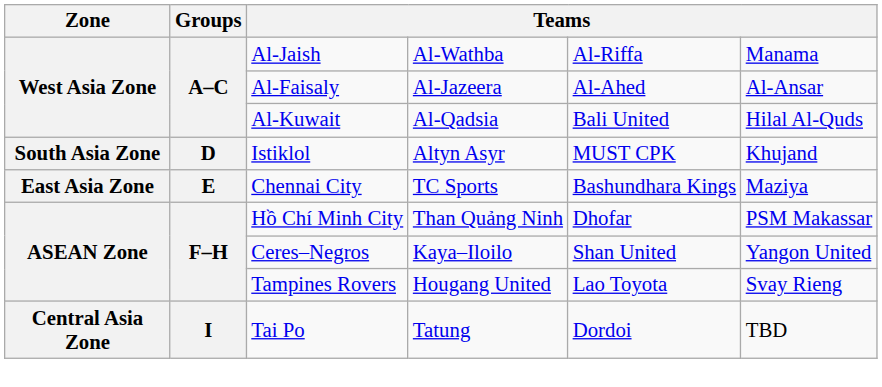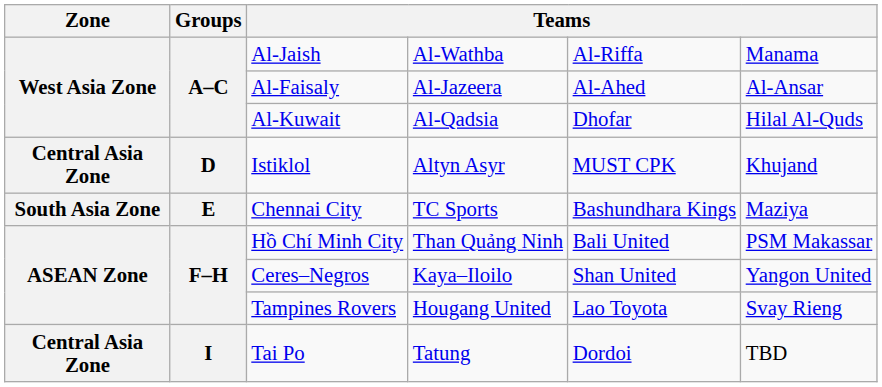(621, 119) Bali United -> (602, 119) Dhofar
(87, 152) South Asia Zone -> (87, 164) Central Asia Zone
(87, 185) East Asia Zone -> (87, 209) South Asia Zone
(602, 218) Dhofar -> (621, 242) Bali United
